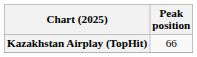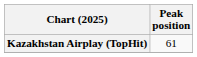(171, 43) 66 -> (171, 43) 61
